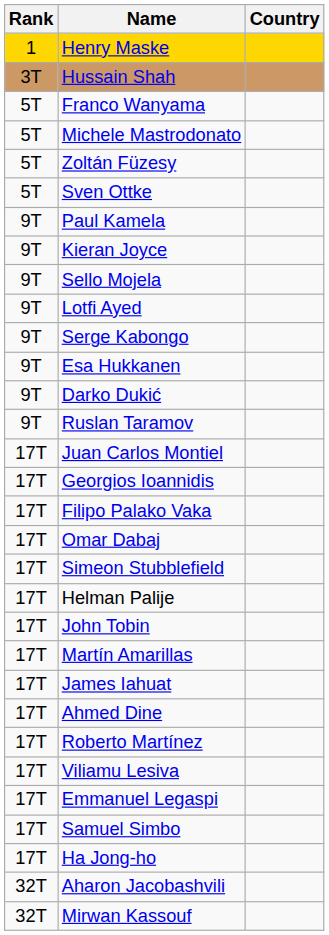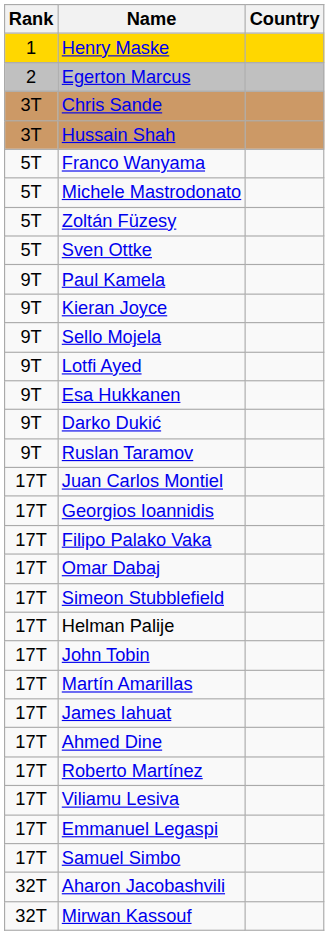+ row: (126, 76)
+ row: (112, 105)
- row: (125, 337)
- row: (109, 857)
